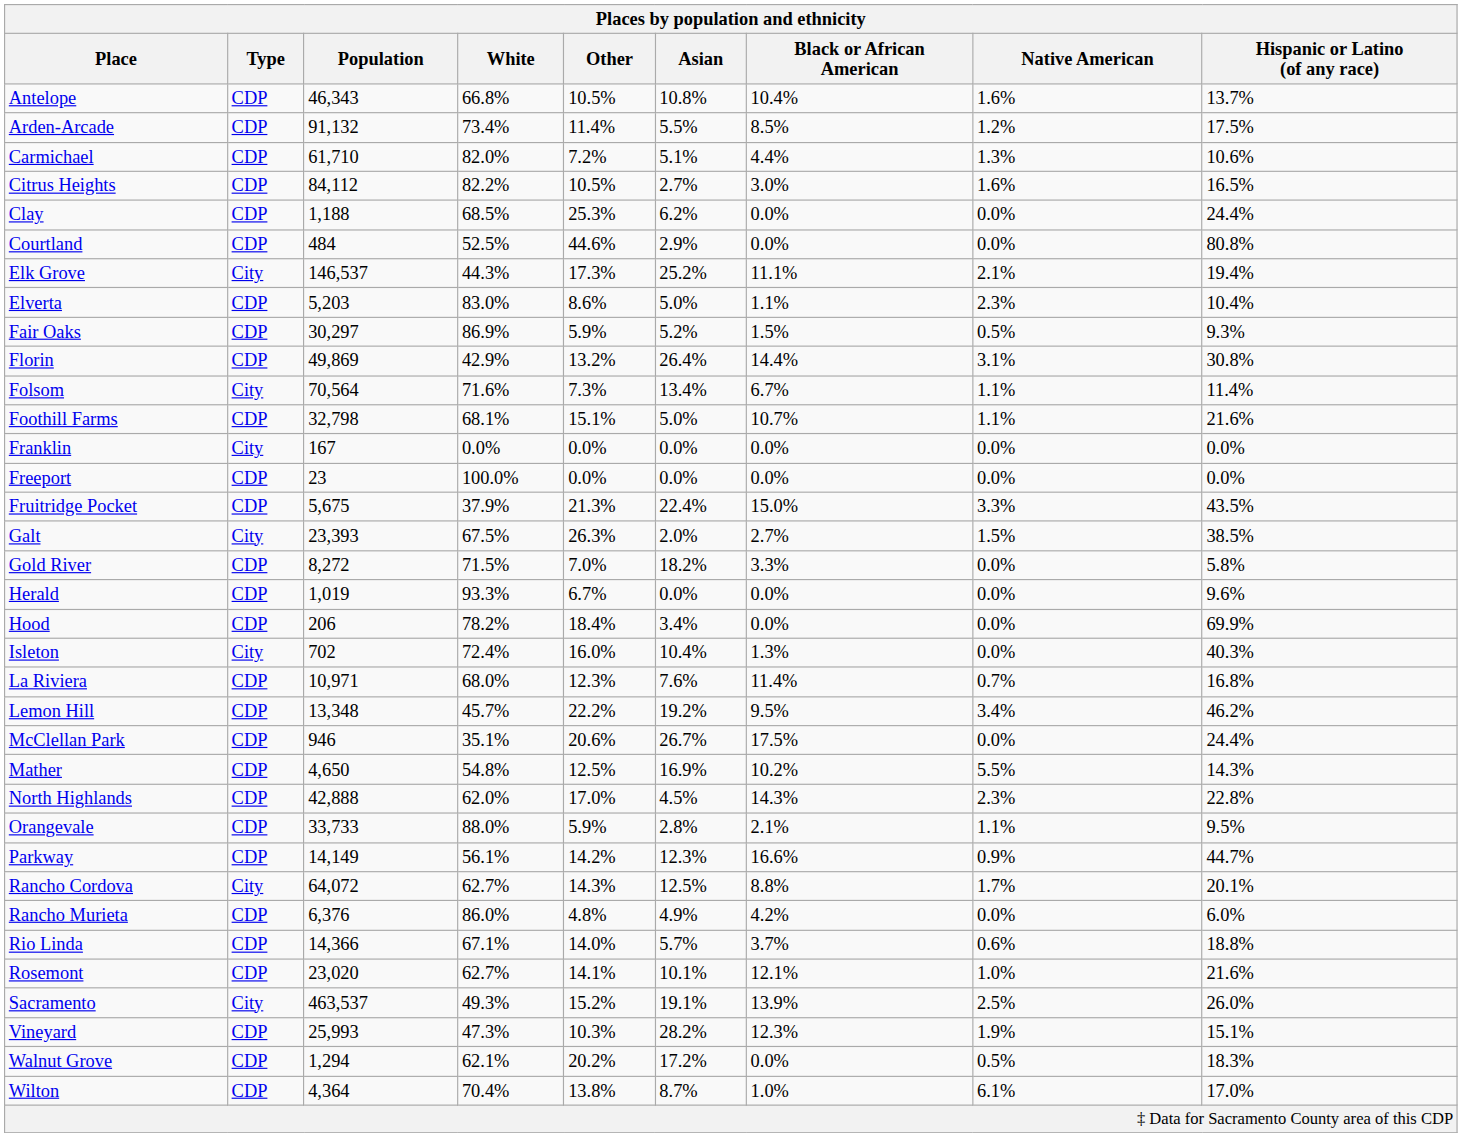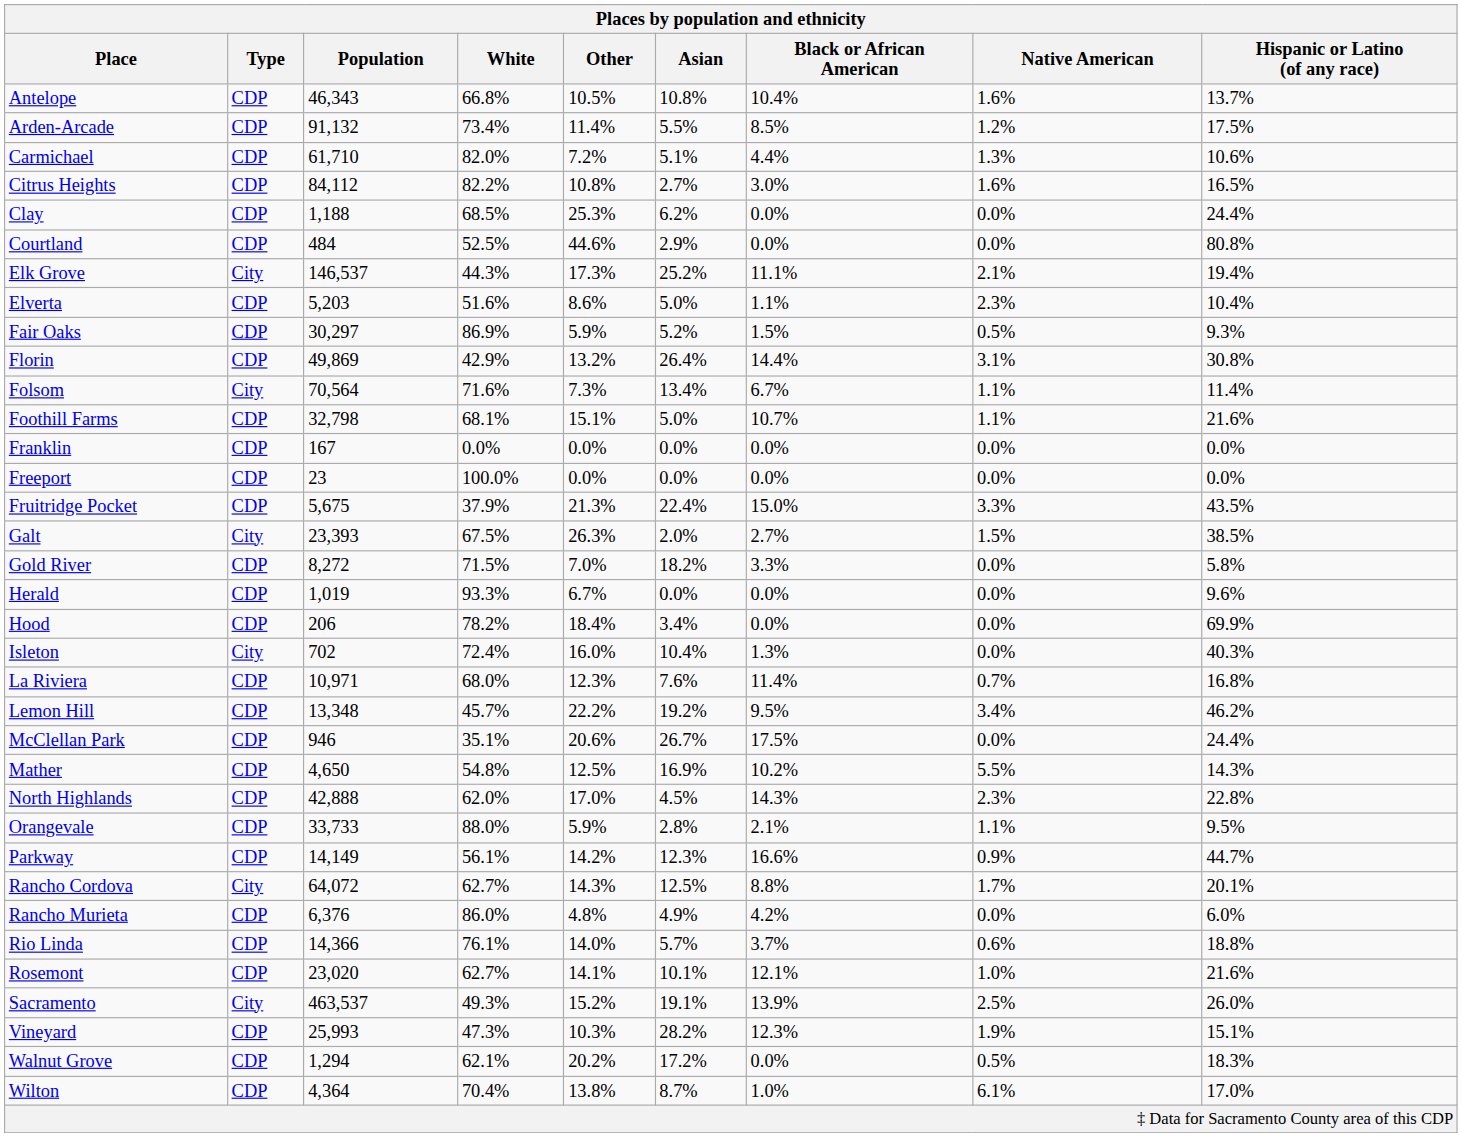(592, 185) 10.5% -> (592, 185) 10.8%
(486, 302) 83.0% -> (486, 302) 51.6%
(247, 448) City -> (250, 448) CDP
(486, 944) 67.1% -> (486, 944) 76.1%
